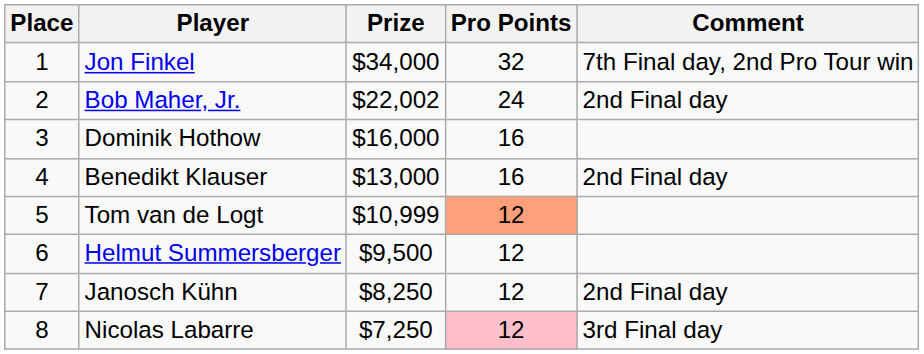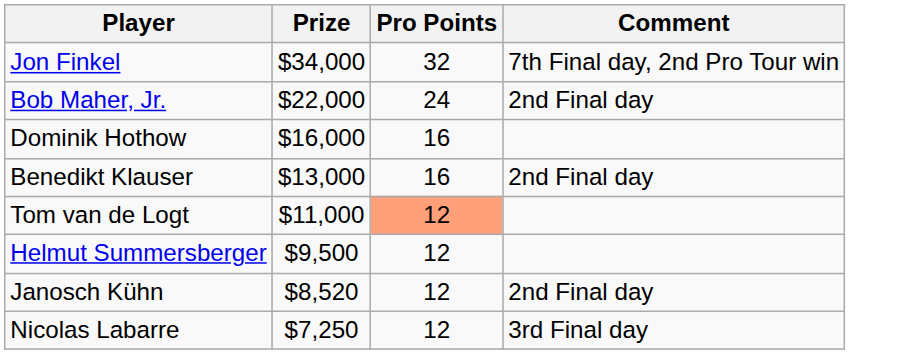- column: (42, 23)
(396, 100) $22,002 -> (322, 100) $22,000
(396, 215) $10,999 -> (322, 215) $11,000
(396, 291) $8,250 -> (322, 291) $8,520
(511, 330) pink background -> (437, 330) no background
